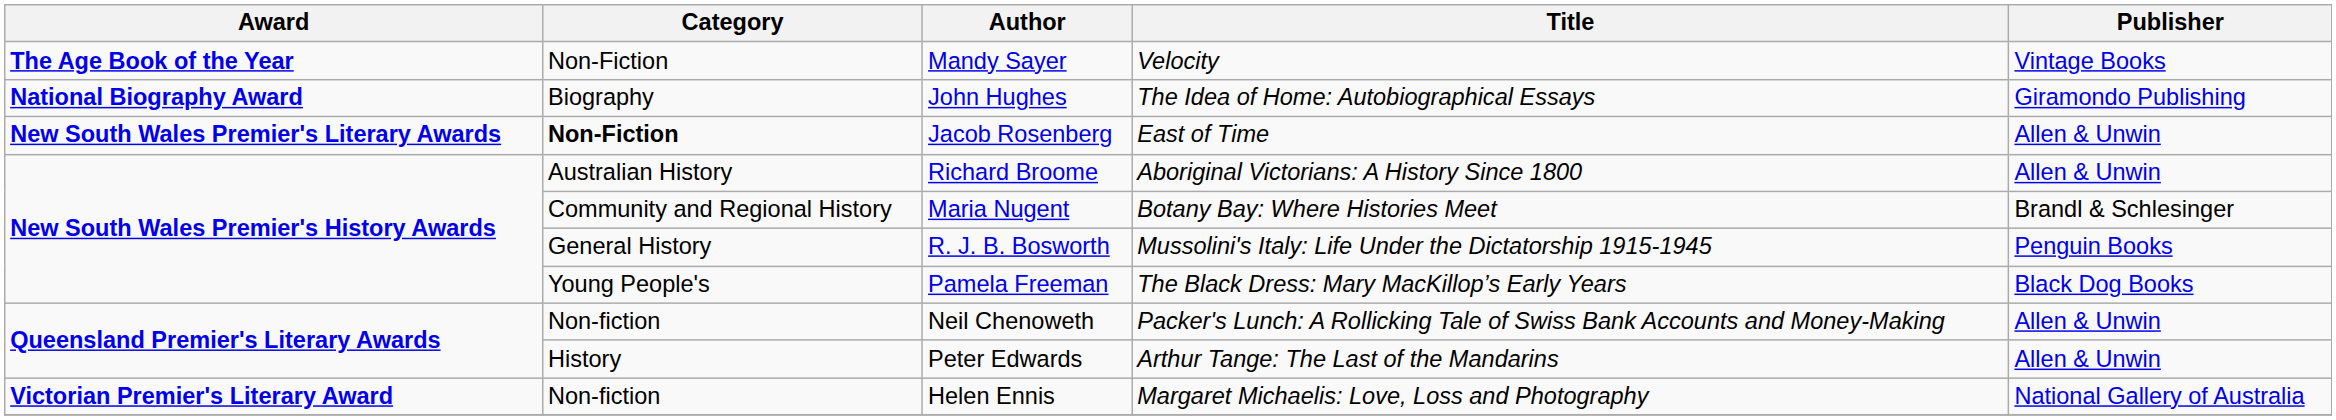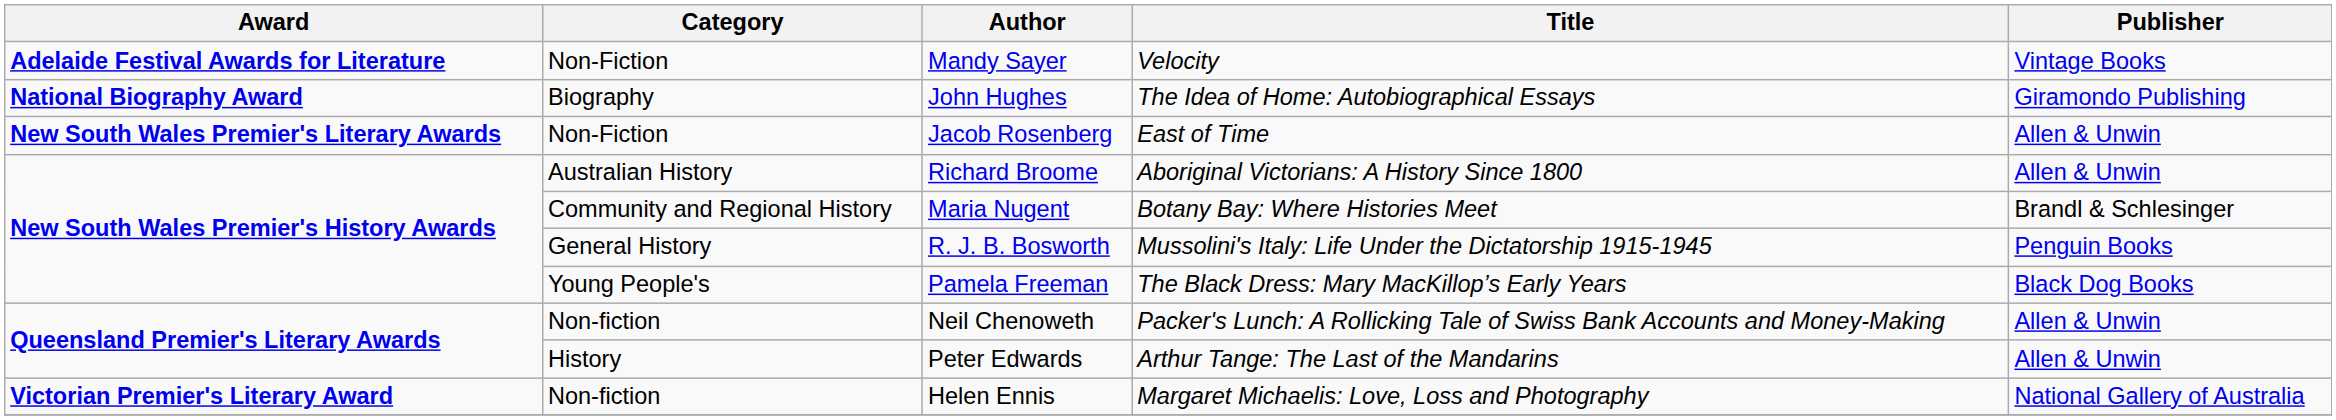+ row: (228, 60)
- row: (152, 60)
(613, 135) bold -> (608, 135) normal
